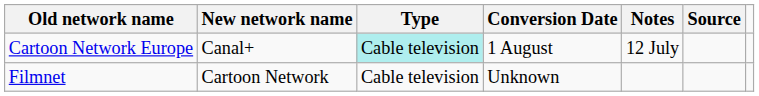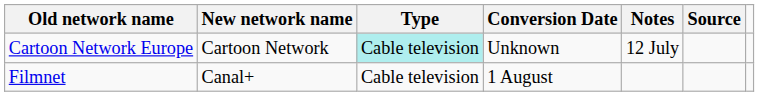(228, 47) Canal+ -> (265, 47) Cartoon Network
(520, 47) 1 August -> (523, 47) Unknown
(265, 76) Cartoon Network -> (228, 76) Canal+
(523, 76) Unknown -> (520, 76) 1 August
